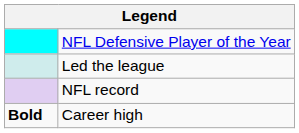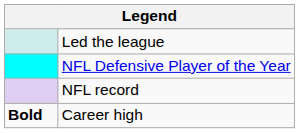rows swapped: (176, 41) <-> (113, 66)
